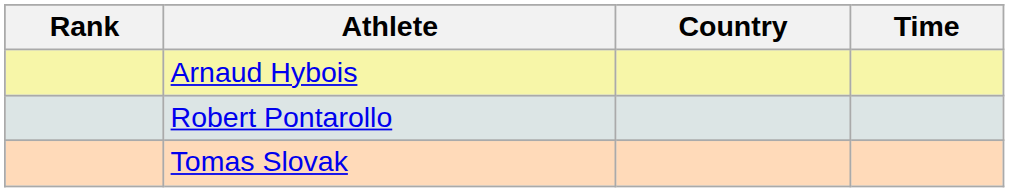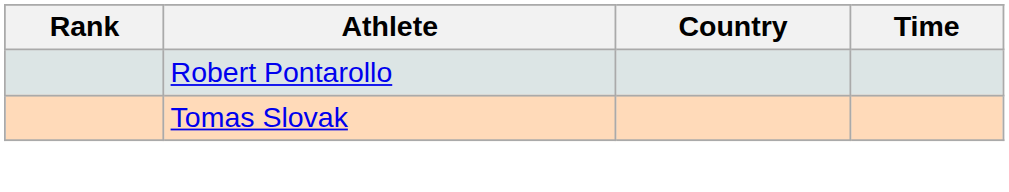- row: (264, 72)
